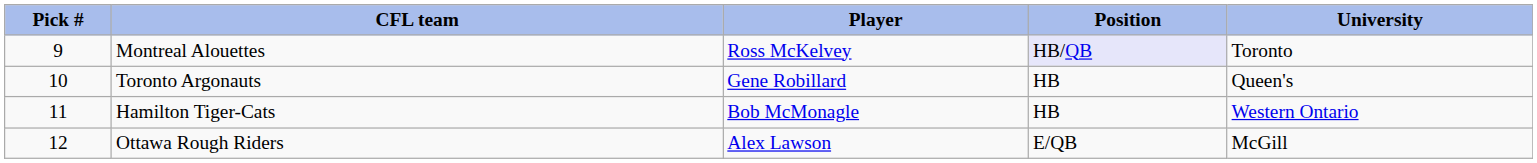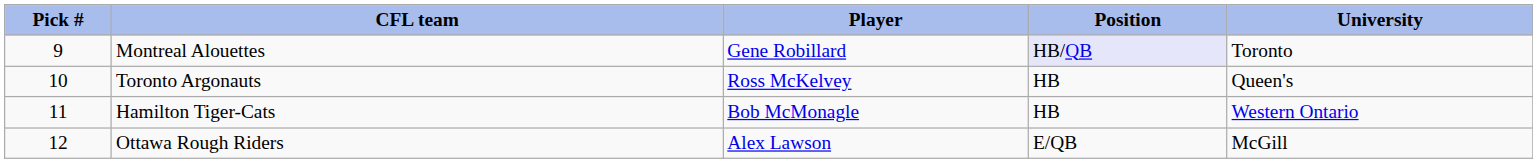(789, 50) Ross McKelvey -> (787, 50) Gene Robillard
(787, 81) Gene Robillard -> (789, 81) Ross McKelvey
